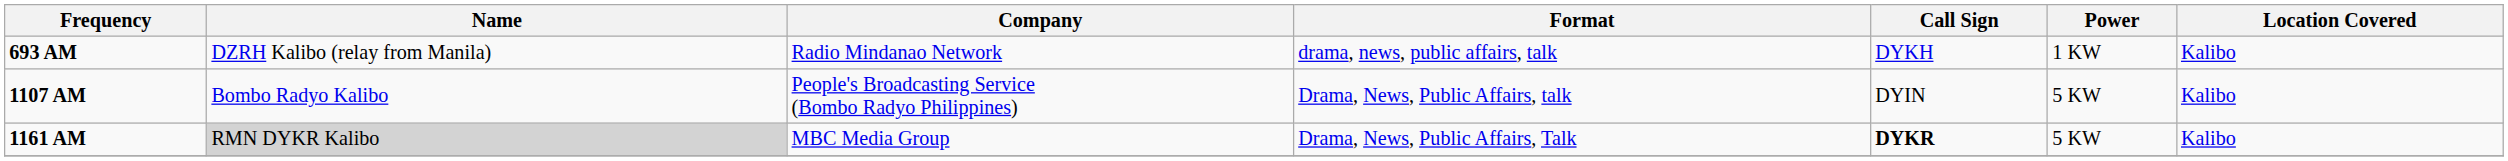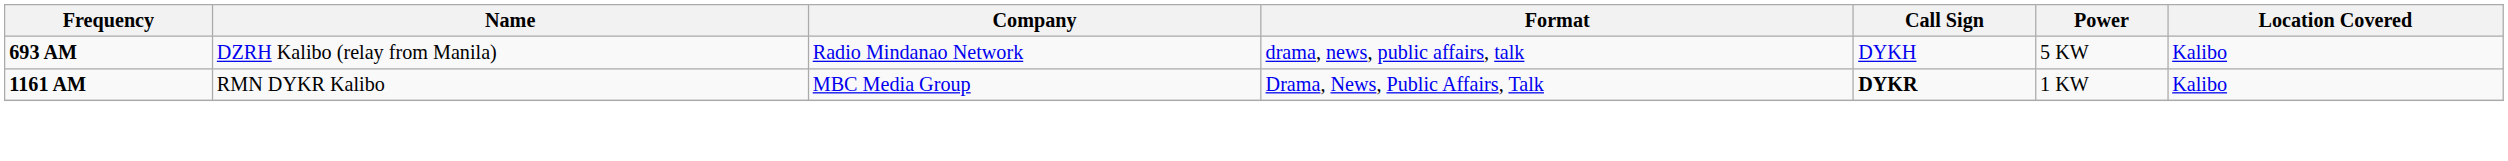(2077, 52) 1 KW -> (2064, 52) 5 KW
- row: (48, 95)
(295, 139) lightgrey background -> (301, 84) no background
(2077, 139) 5 KW -> (2064, 84) 1 KW
